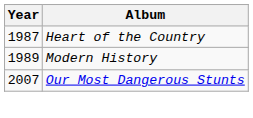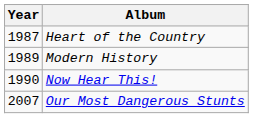+ row: (102, 80)
